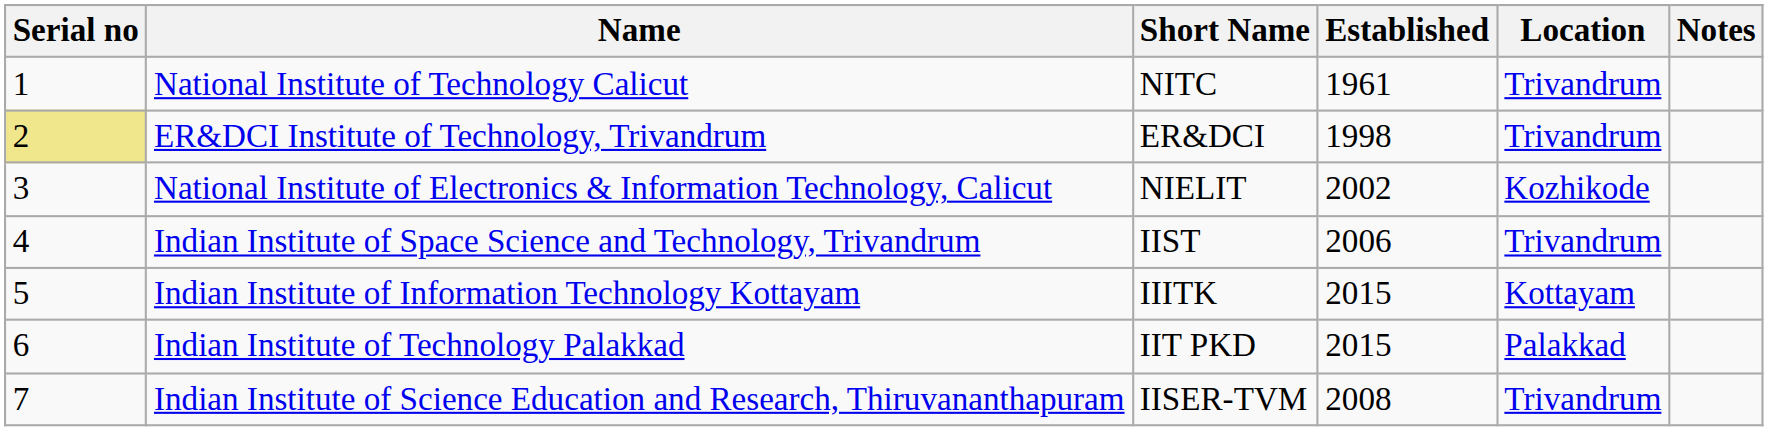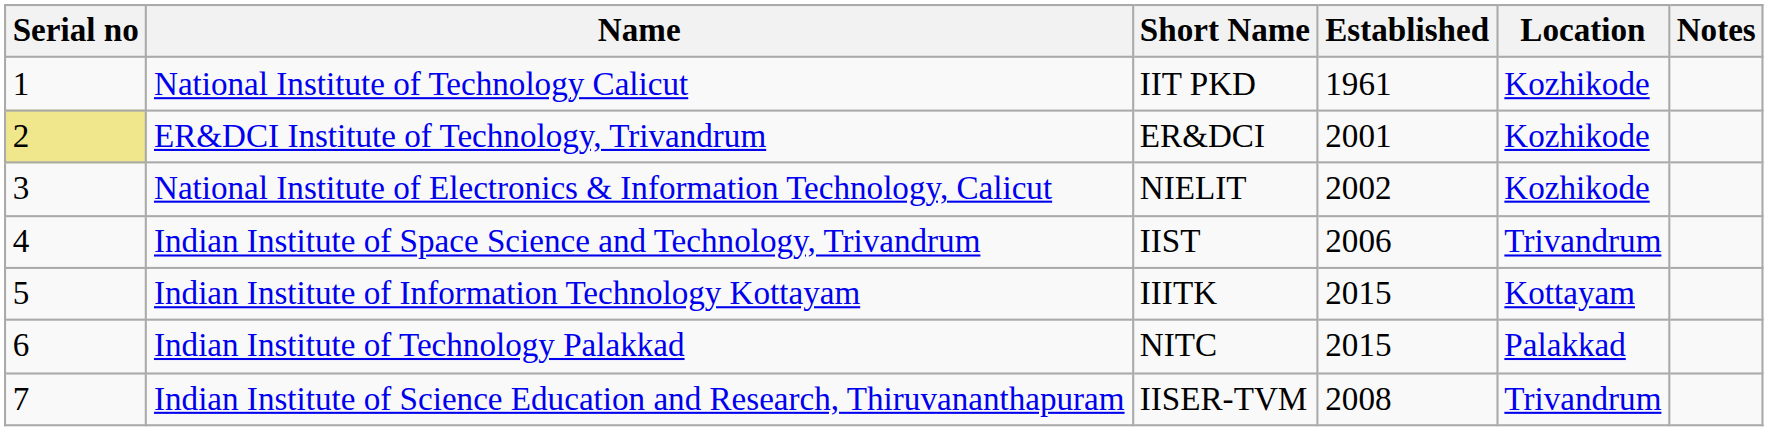(1178, 83) NITC -> (1198, 83) IIT PKD
(1583, 83) Trivandrum -> (1577, 83) Kozhikode
(1358, 135) 1998 -> (1358, 135) 2001
(1583, 135) Trivandrum -> (1577, 135) Kozhikode
(1198, 345) IIT PKD -> (1178, 345) NITC
